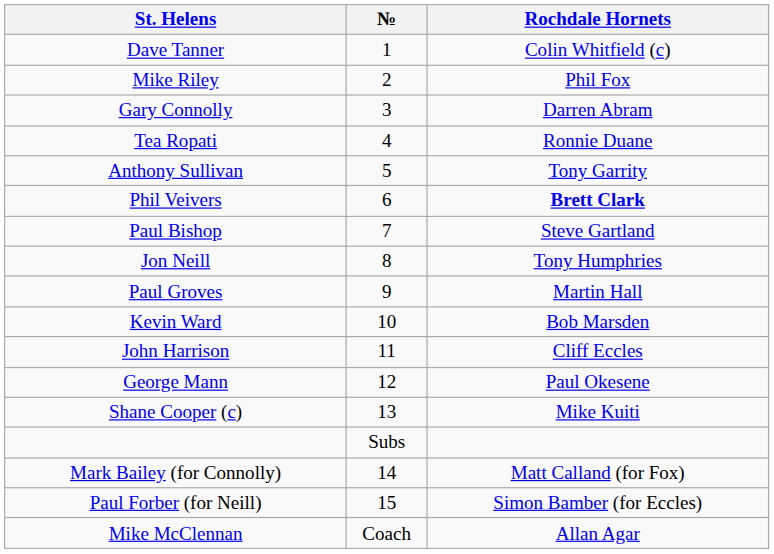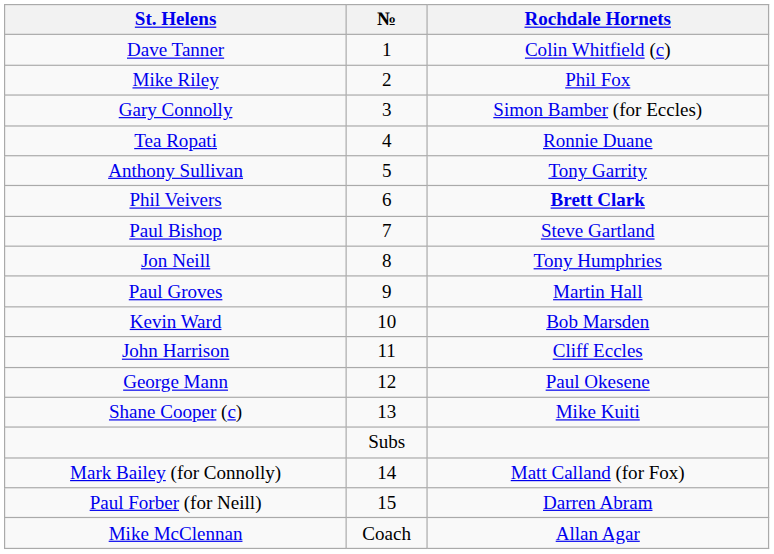(598, 110) Darren Abram -> (598, 110) Simon Bamber (for Eccles)
(598, 502) Simon Bamber (for Eccles) -> (598, 502) Darren Abram
